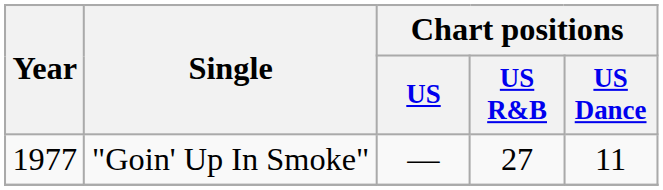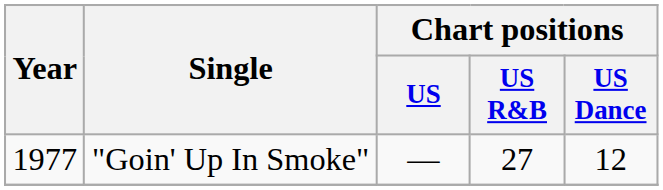(611, 158) 11 -> (611, 158) 12
